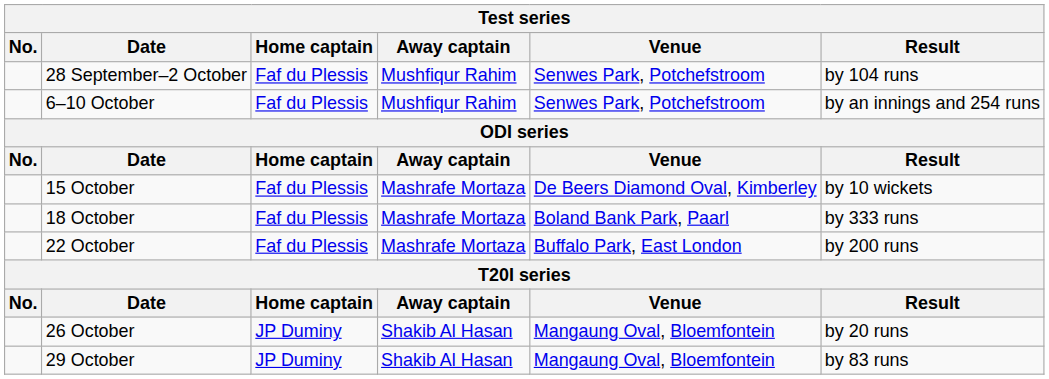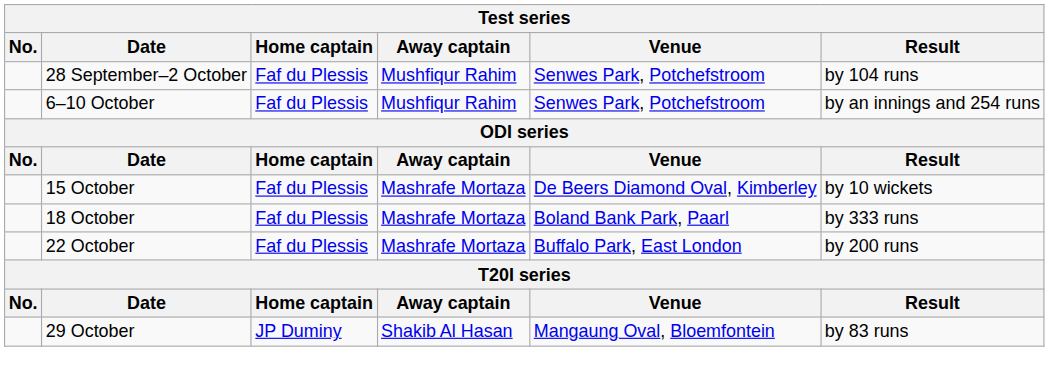- row: (90, 331)
